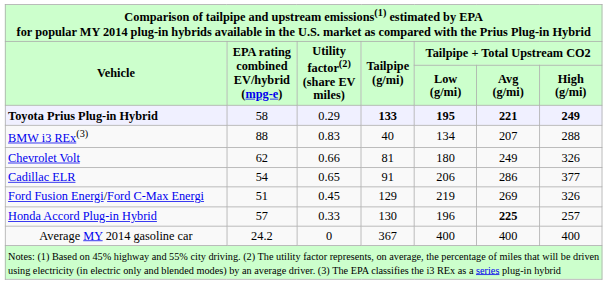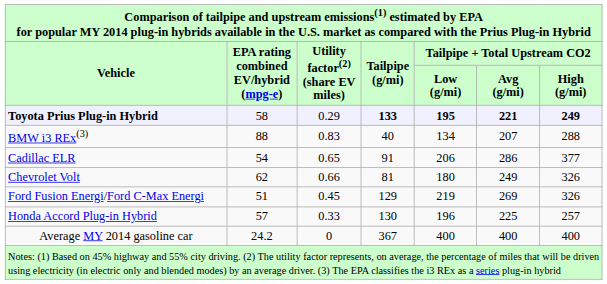rows swapped: (44, 157) <-> (42, 177)
(508, 216) bold -> (508, 216) normal
